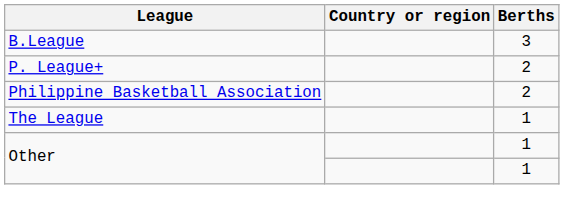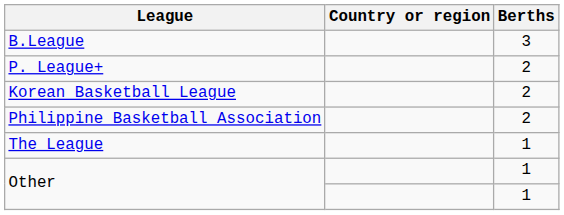+ row: (122, 94)
